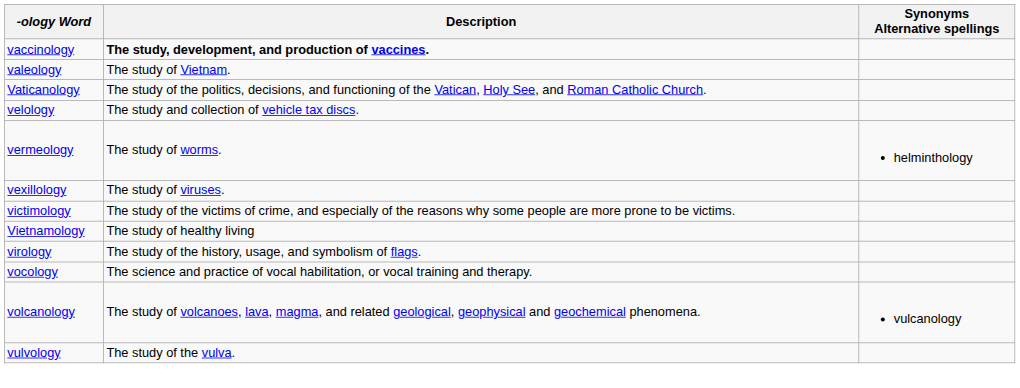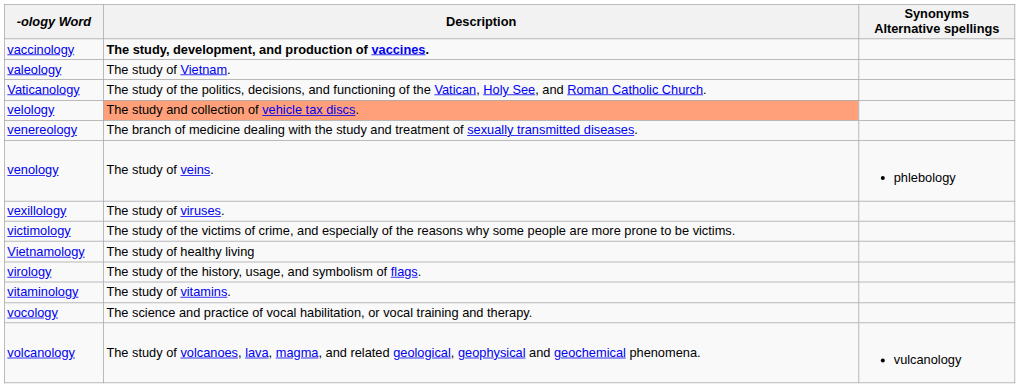(233, 110) no background -> (233, 110) lightsalmon background
+ row: (42, 130)
+ row: (33, 170)
- row: (40, 150)
+ row: (43, 292)
- row: (34, 352)
